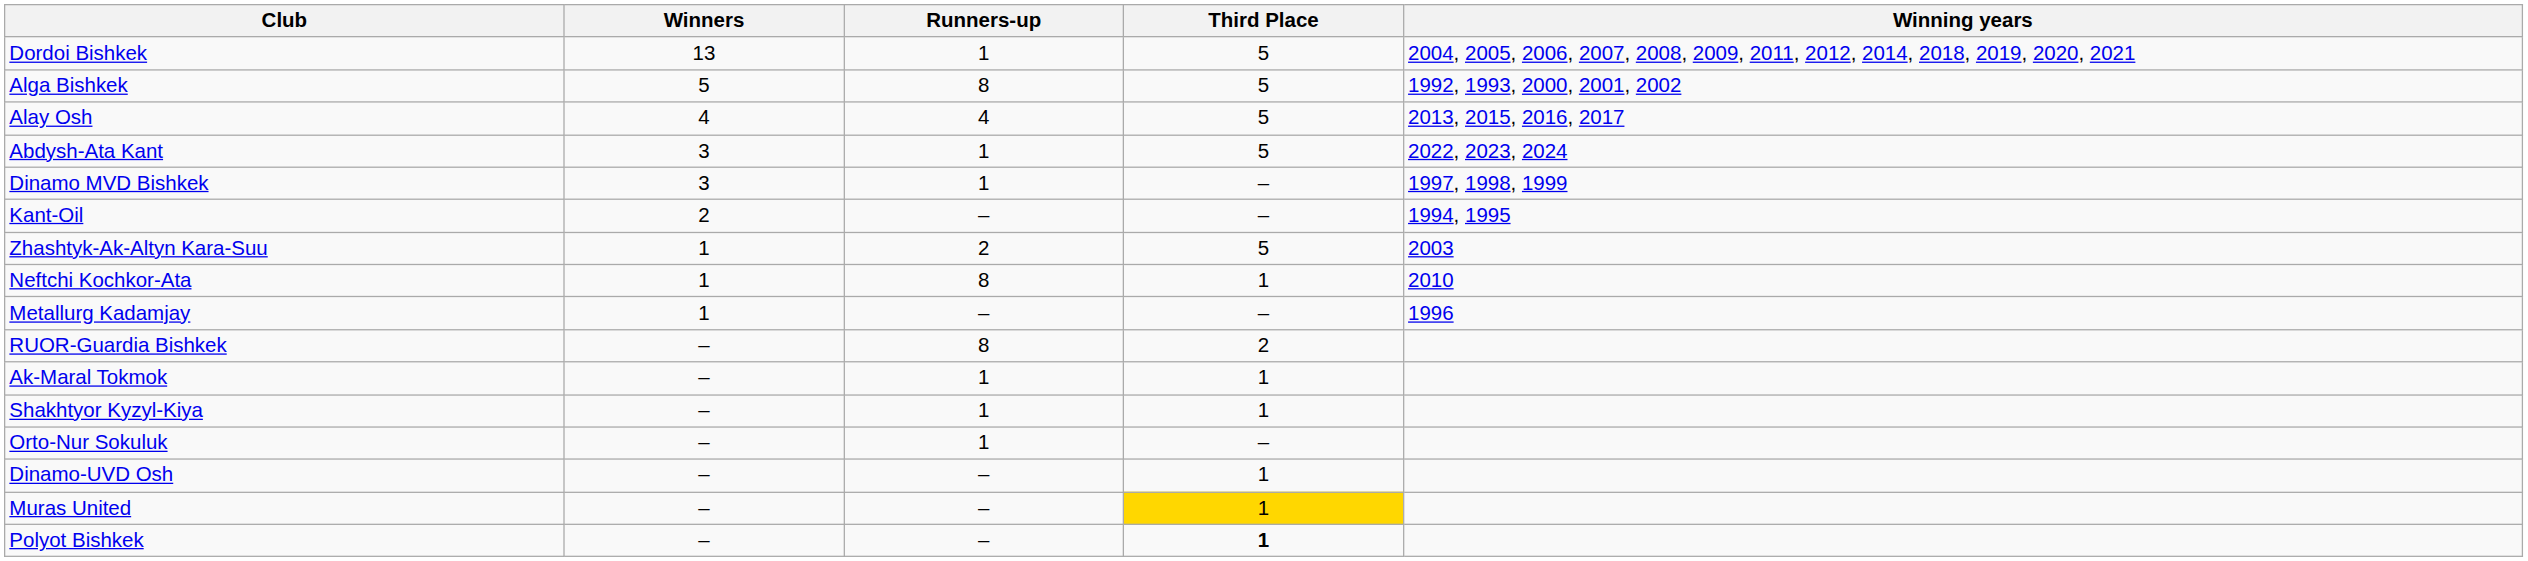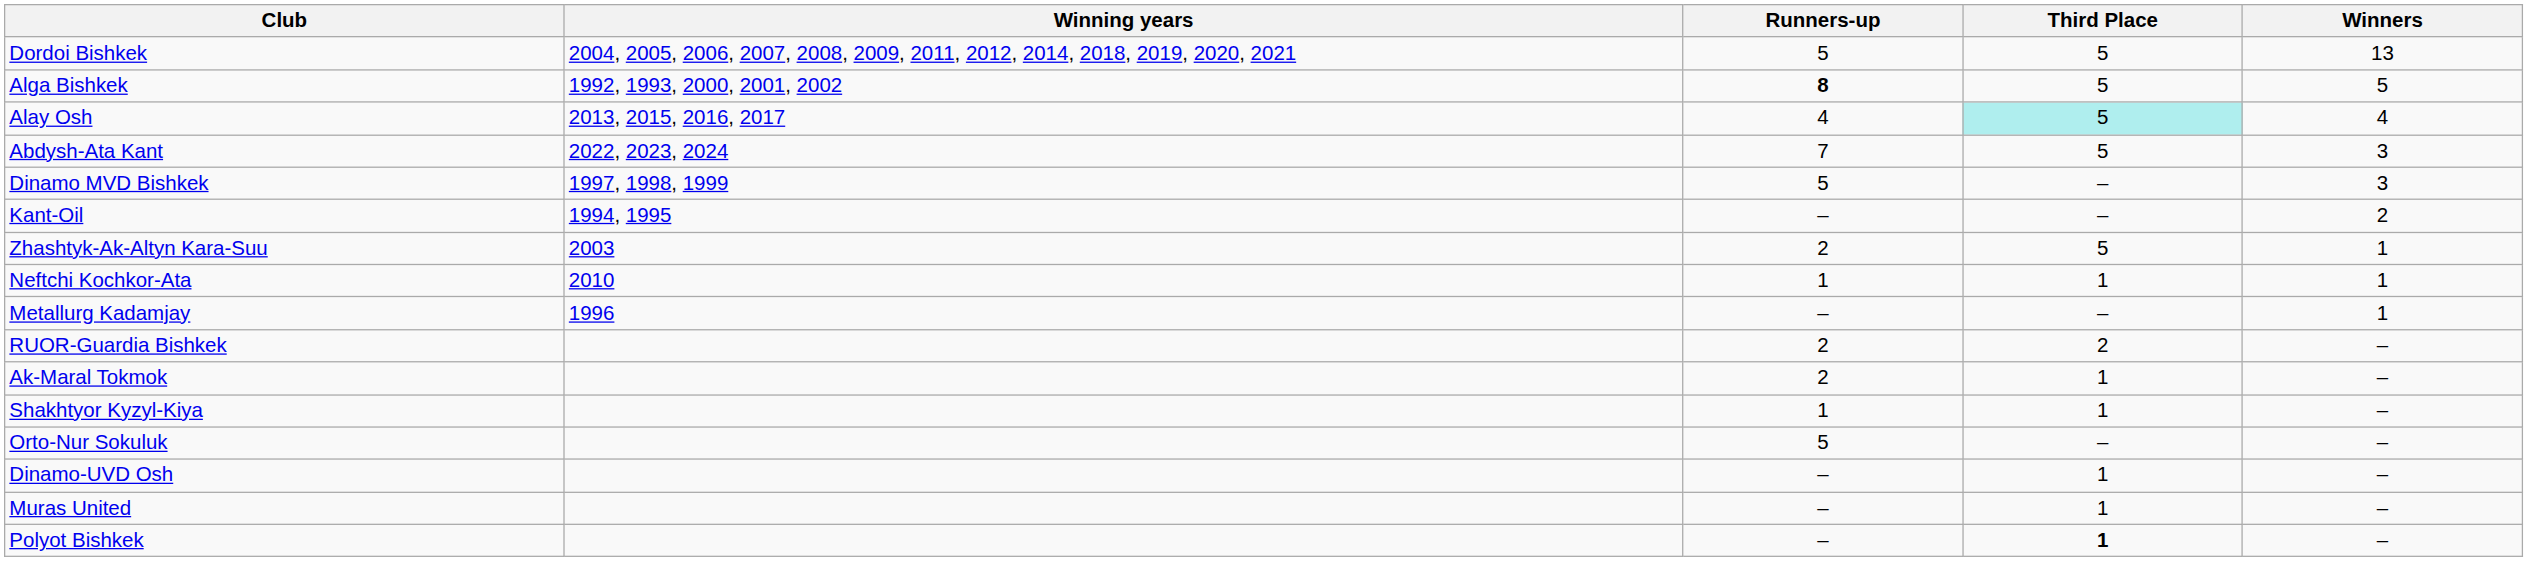columns swapped: (704, 20) <-> (1963, 20)
(984, 53) 1 -> (1823, 53) 5
(984, 85) normal -> (1823, 85) bold
(1263, 118) no background -> (2103, 118) paleturquoise background
(984, 150) 1 -> (1823, 150) 7
(984, 183) 1 -> (1823, 183) 5
(984, 280) 8 -> (1823, 280) 1
(984, 345) 8 -> (1823, 345) 2
(984, 378) 1 -> (1823, 378) 2
(984, 442) 1 -> (1823, 442) 5
(1263, 507) gold background -> (2103, 507) no background
